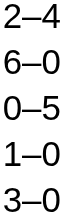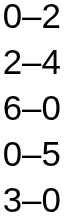+ row: (32, 16)
- row: (32, 154)
